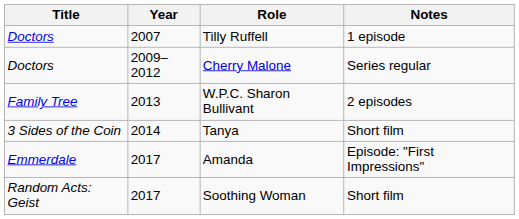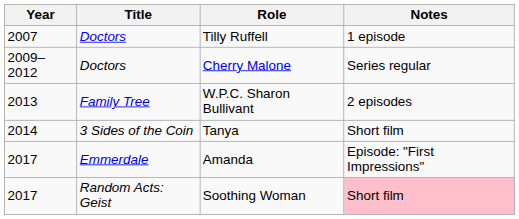columns swapped: (164, 15) <-> (66, 15)
(375, 195) no background -> (375, 195) pink background
